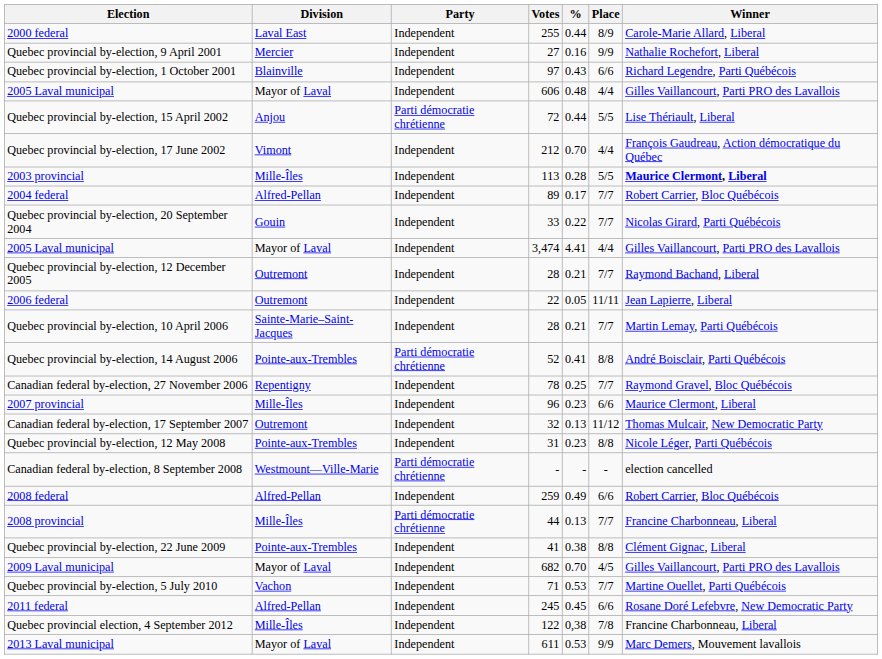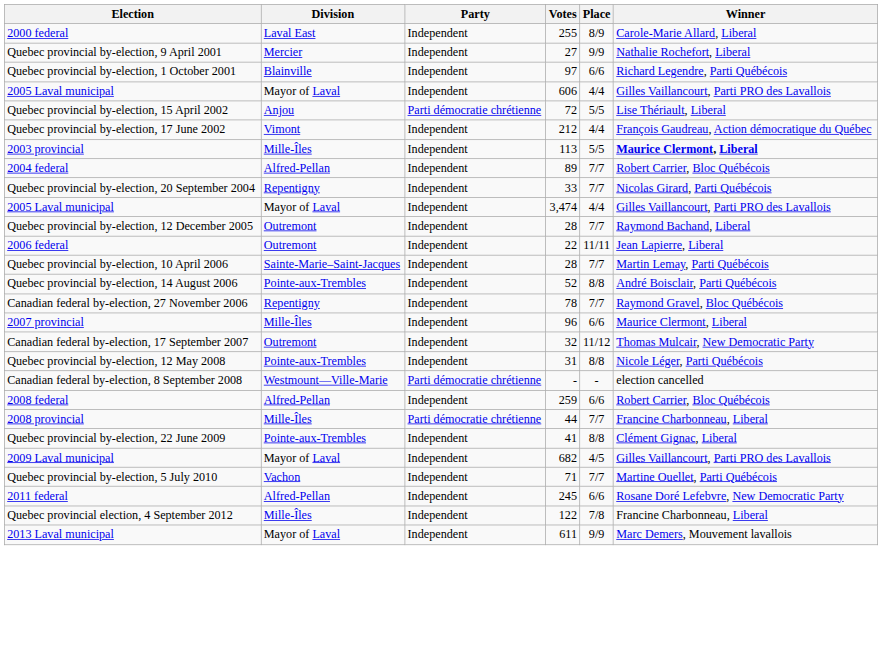- column: (576, 14)
(270, 221) Gouin -> (292, 187) Repentigny
(434, 359) Parti démocratie chrétienne -> (438, 284) Independent
